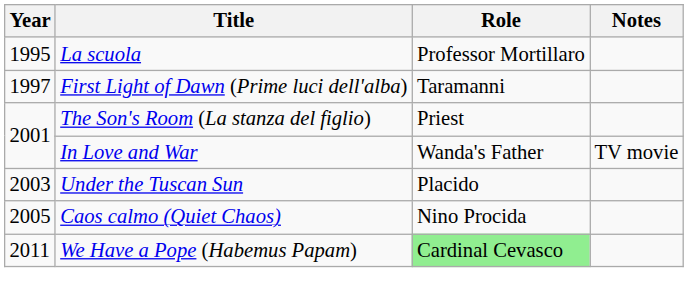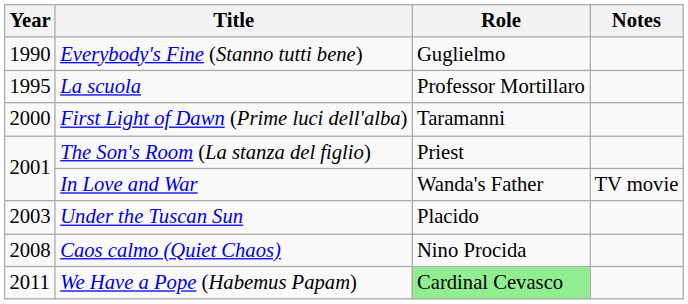+ row: (211, 53)
(30, 86) 1997 -> (30, 119) 2000
(30, 217) 2005 -> (30, 250) 2008
